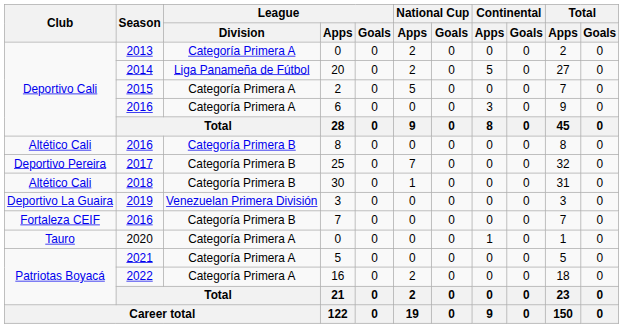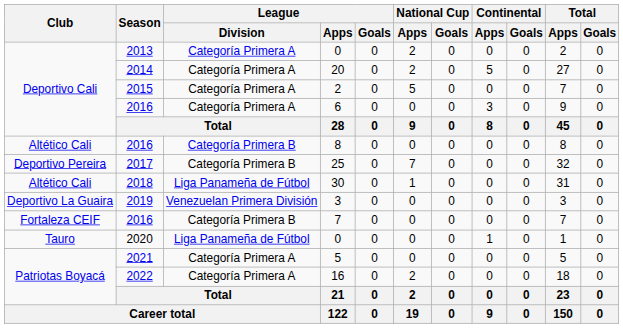(242, 70) Liga Panameña de Fútbol -> (242, 70) Categoría Primera A
(242, 182) Categoría Primera B -> (242, 182) Liga Panameña de Fútbol
(242, 239) Categoría Primera A -> (242, 239) Liga Panameña de Fútbol
